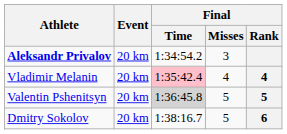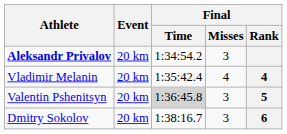(178, 77) pink background -> (178, 77) no background
(226, 97) 5 -> (226, 97) 3
(226, 118) 5 -> (226, 118) 3
